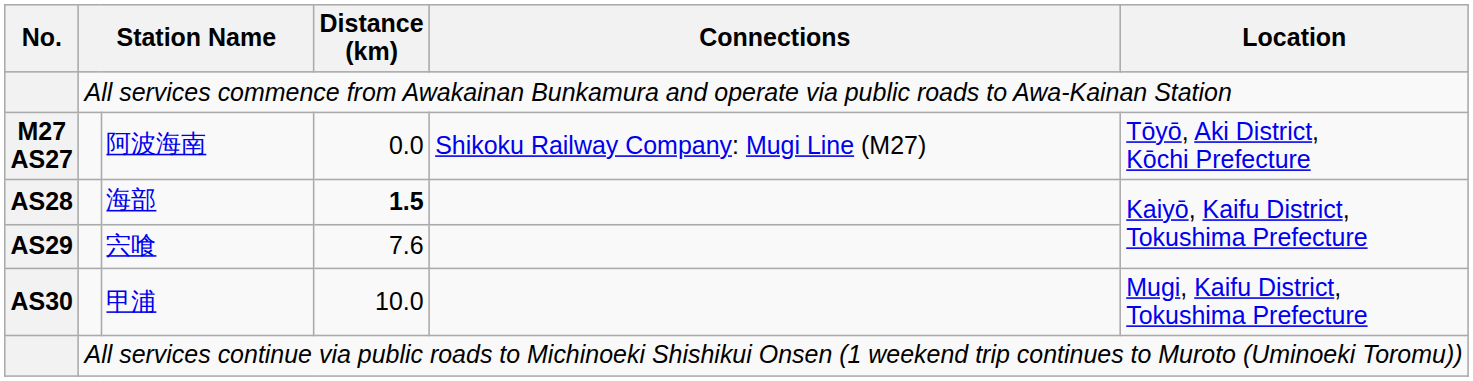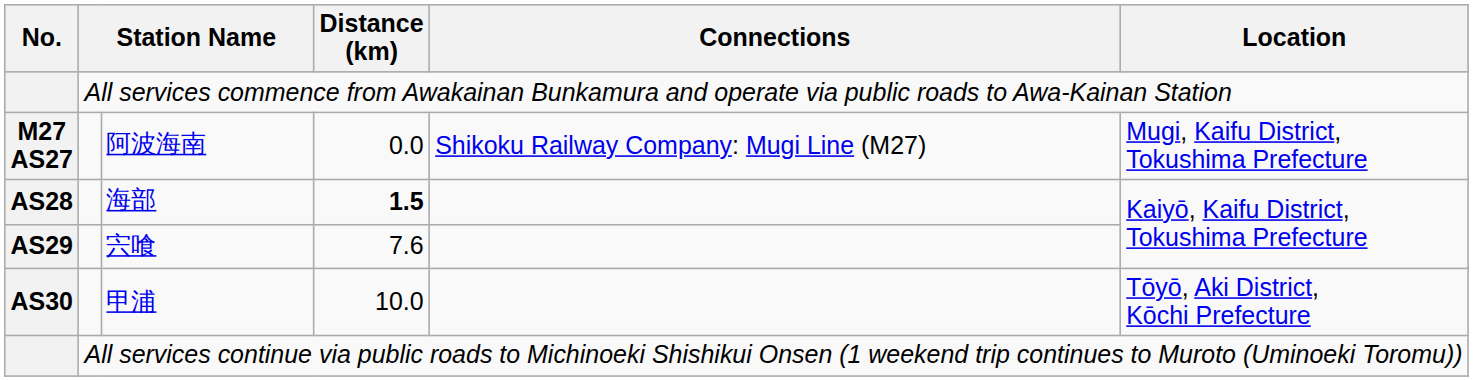(1223, 145) Tōyō, Aki District, Kōchi Prefecture -> (1247, 145) Mugi, Kaifu District, Tokushima Prefecture
(1247, 301) Mugi, Kaifu District, Tokushima Prefecture -> (1223, 301) Tōyō, Aki District, Kōchi Prefecture
